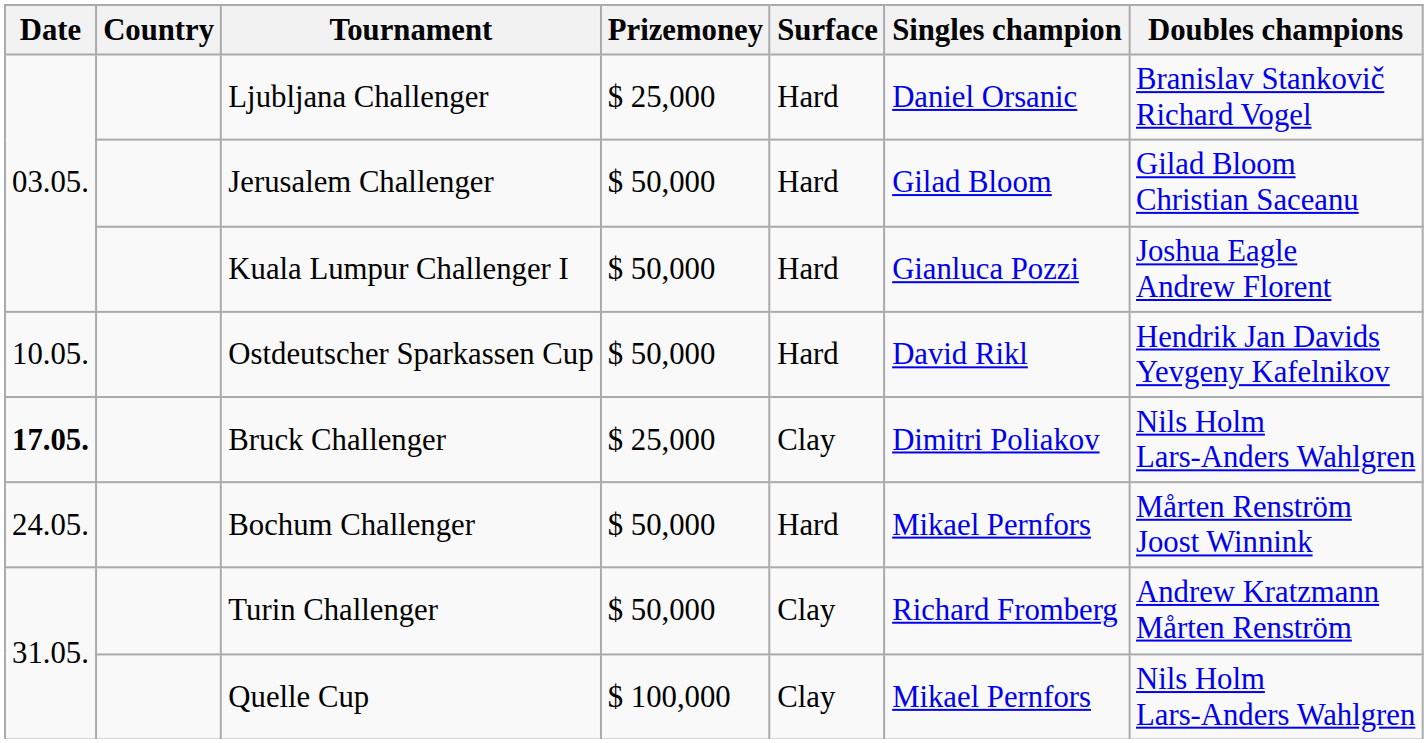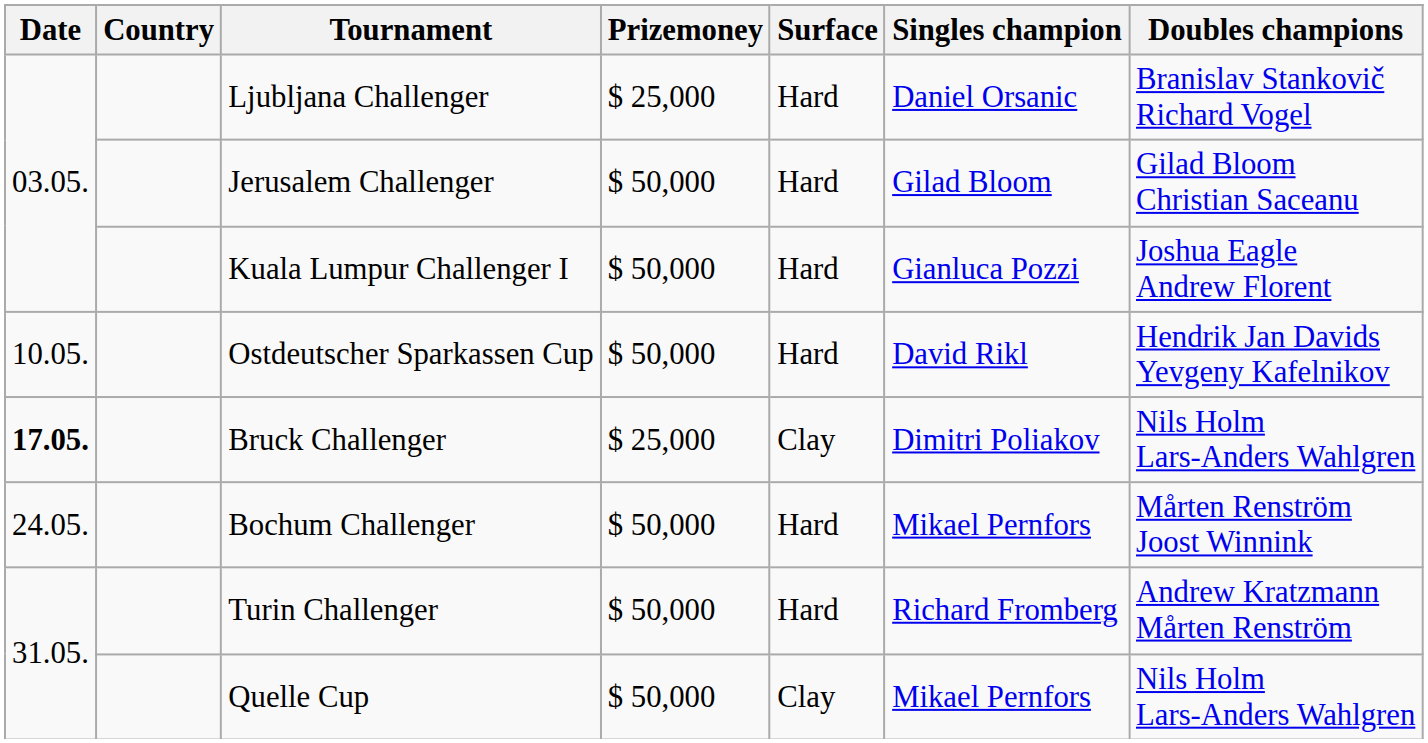(806, 609) Clay -> (808, 609) Hard
(669, 695) $ 100,000 -> (662, 695) $ 50,000
